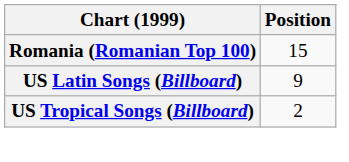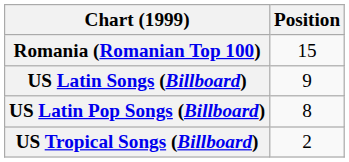+ row: (137, 111)
